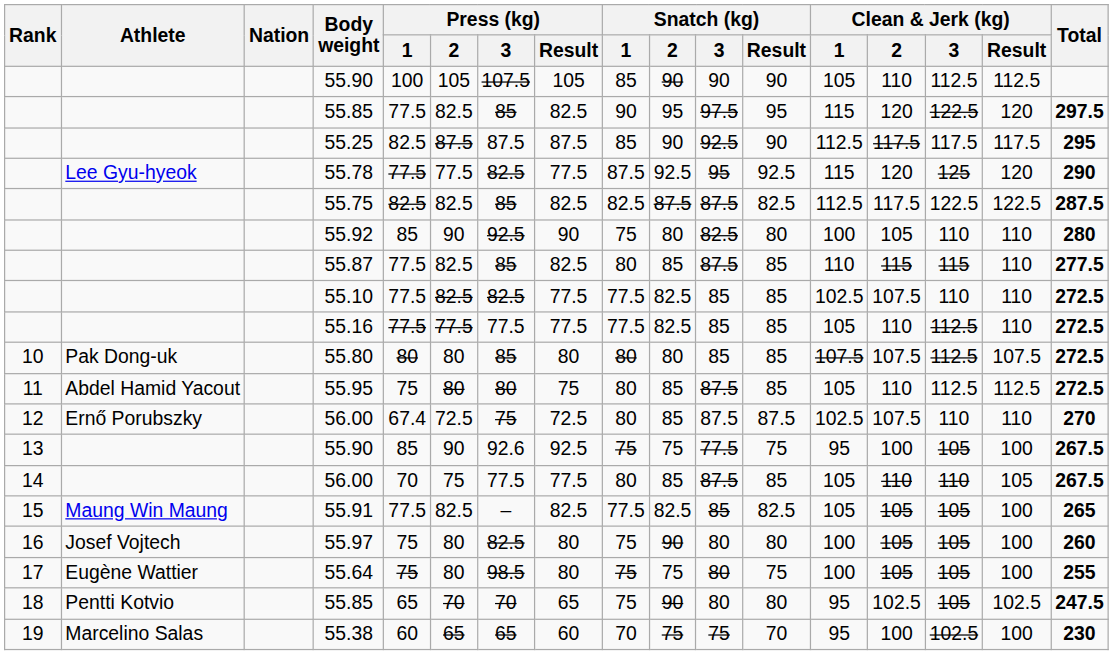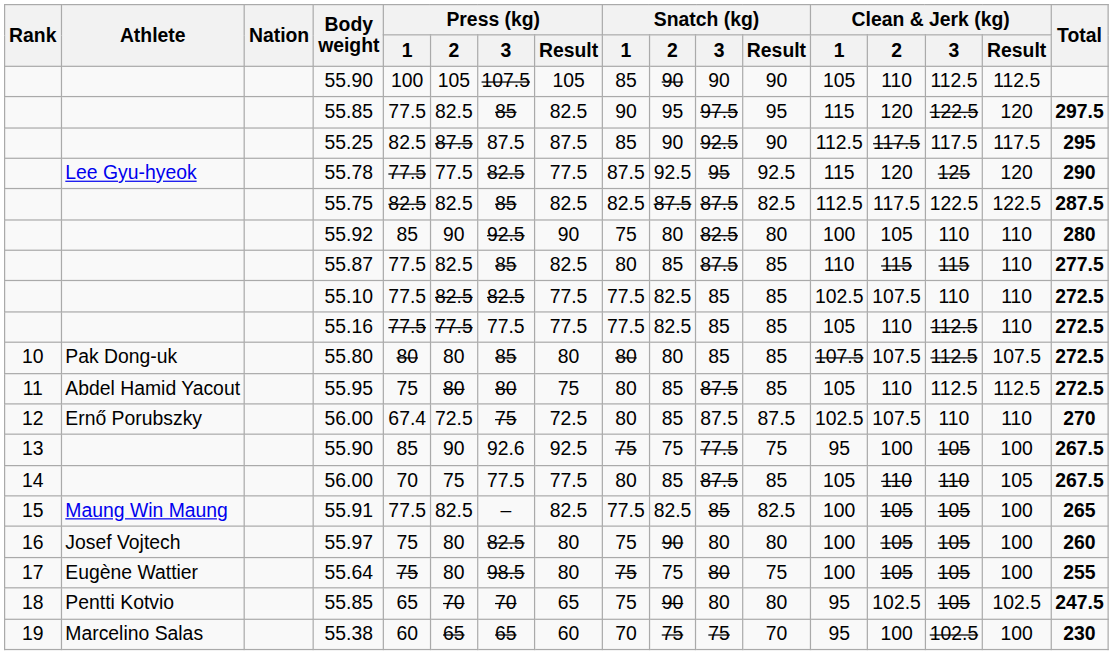(839, 511) 105 -> (839, 511) 100
